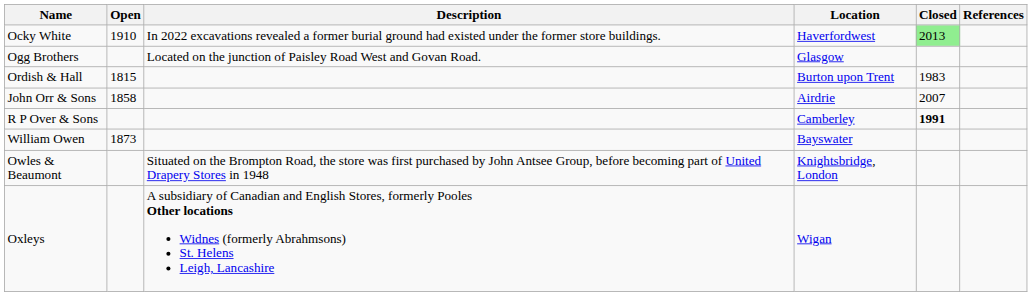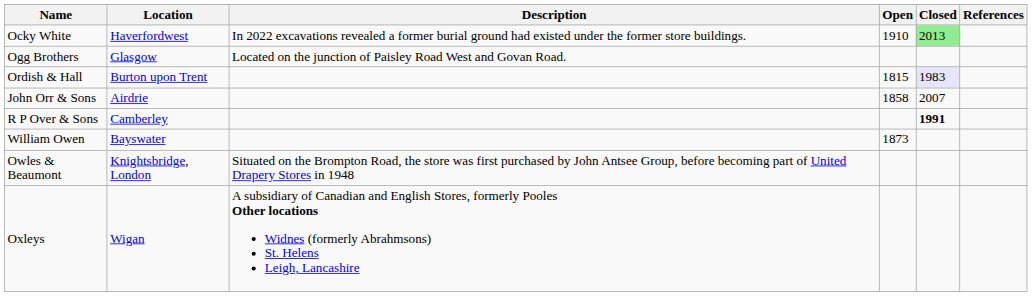columns swapped: (855, 14) <-> (125, 14)
(932, 77) no background -> (932, 77) lavender background
